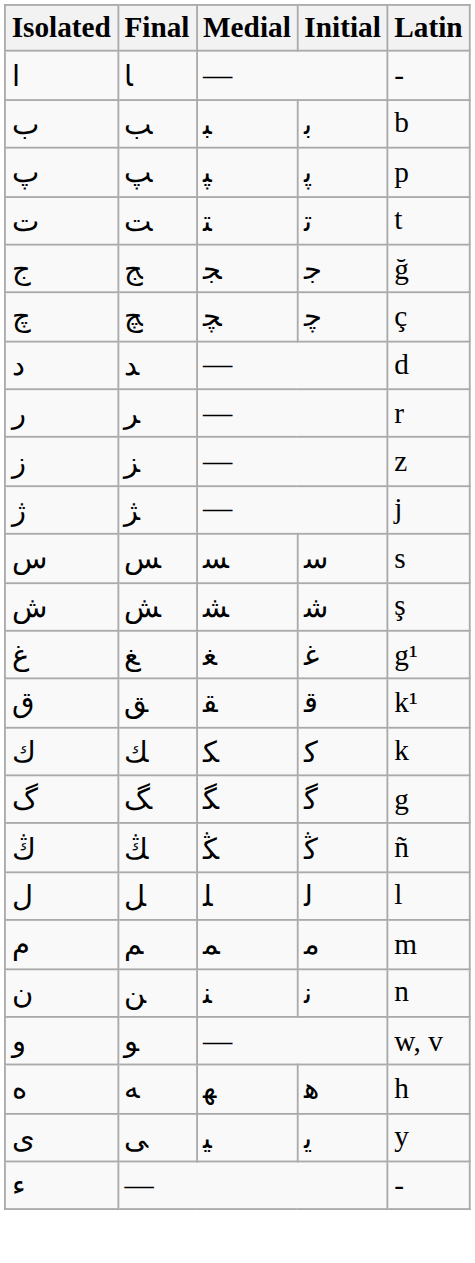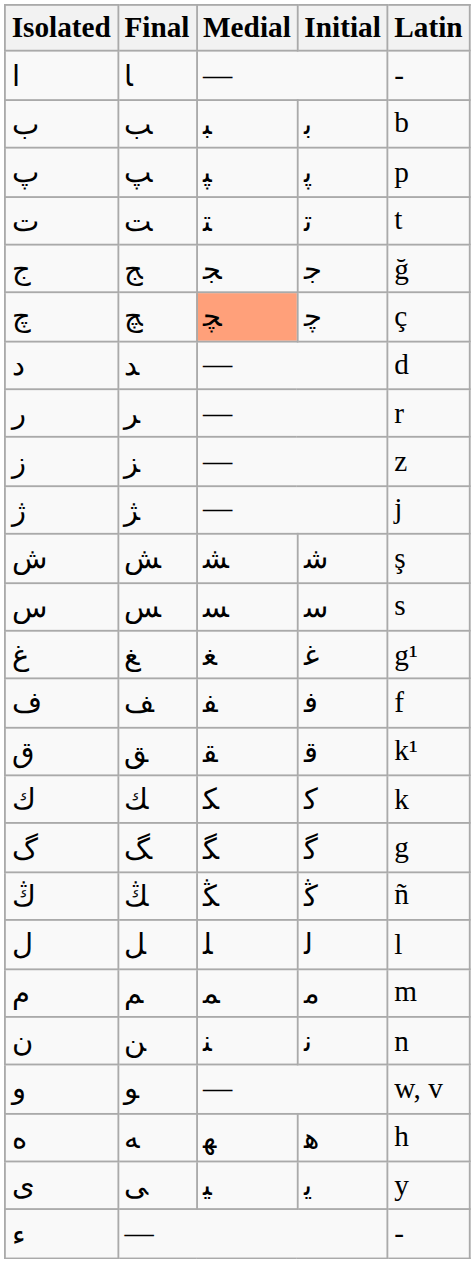(212, 317) no background -> (212, 317) lightsalmon background
rows swapped: (30, 558) <-> (30, 606)
+ row: (27, 703)
